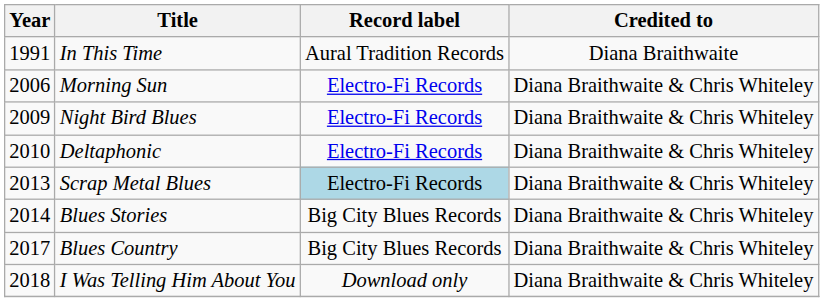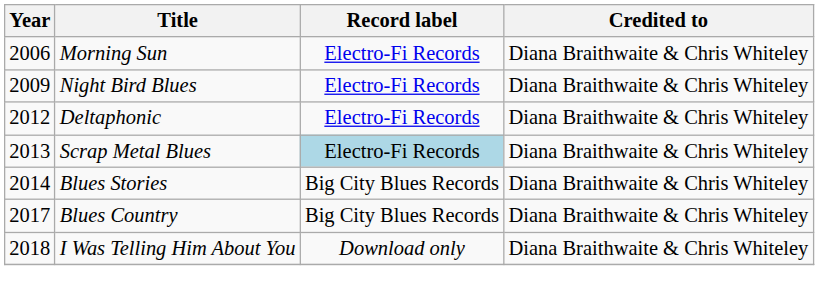- row: (111, 53)
(30, 150) 2010 -> (30, 118) 2012
